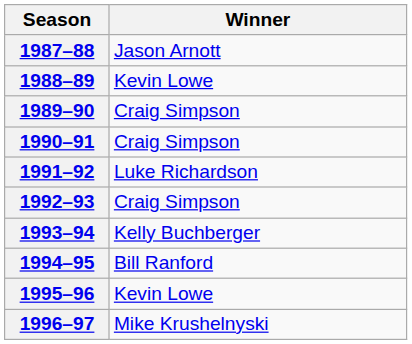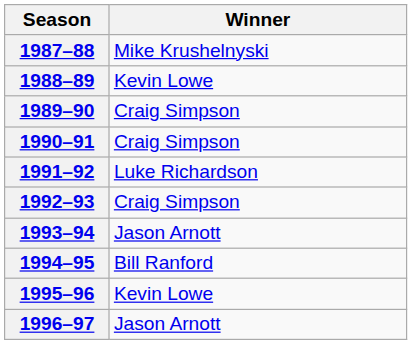(167, 50) Jason Arnott -> (191, 50) Mike Krushelnyski
(187, 232) Kelly Buchberger -> (167, 232) Jason Arnott
(191, 324) Mike Krushelnyski -> (167, 324) Jason Arnott
